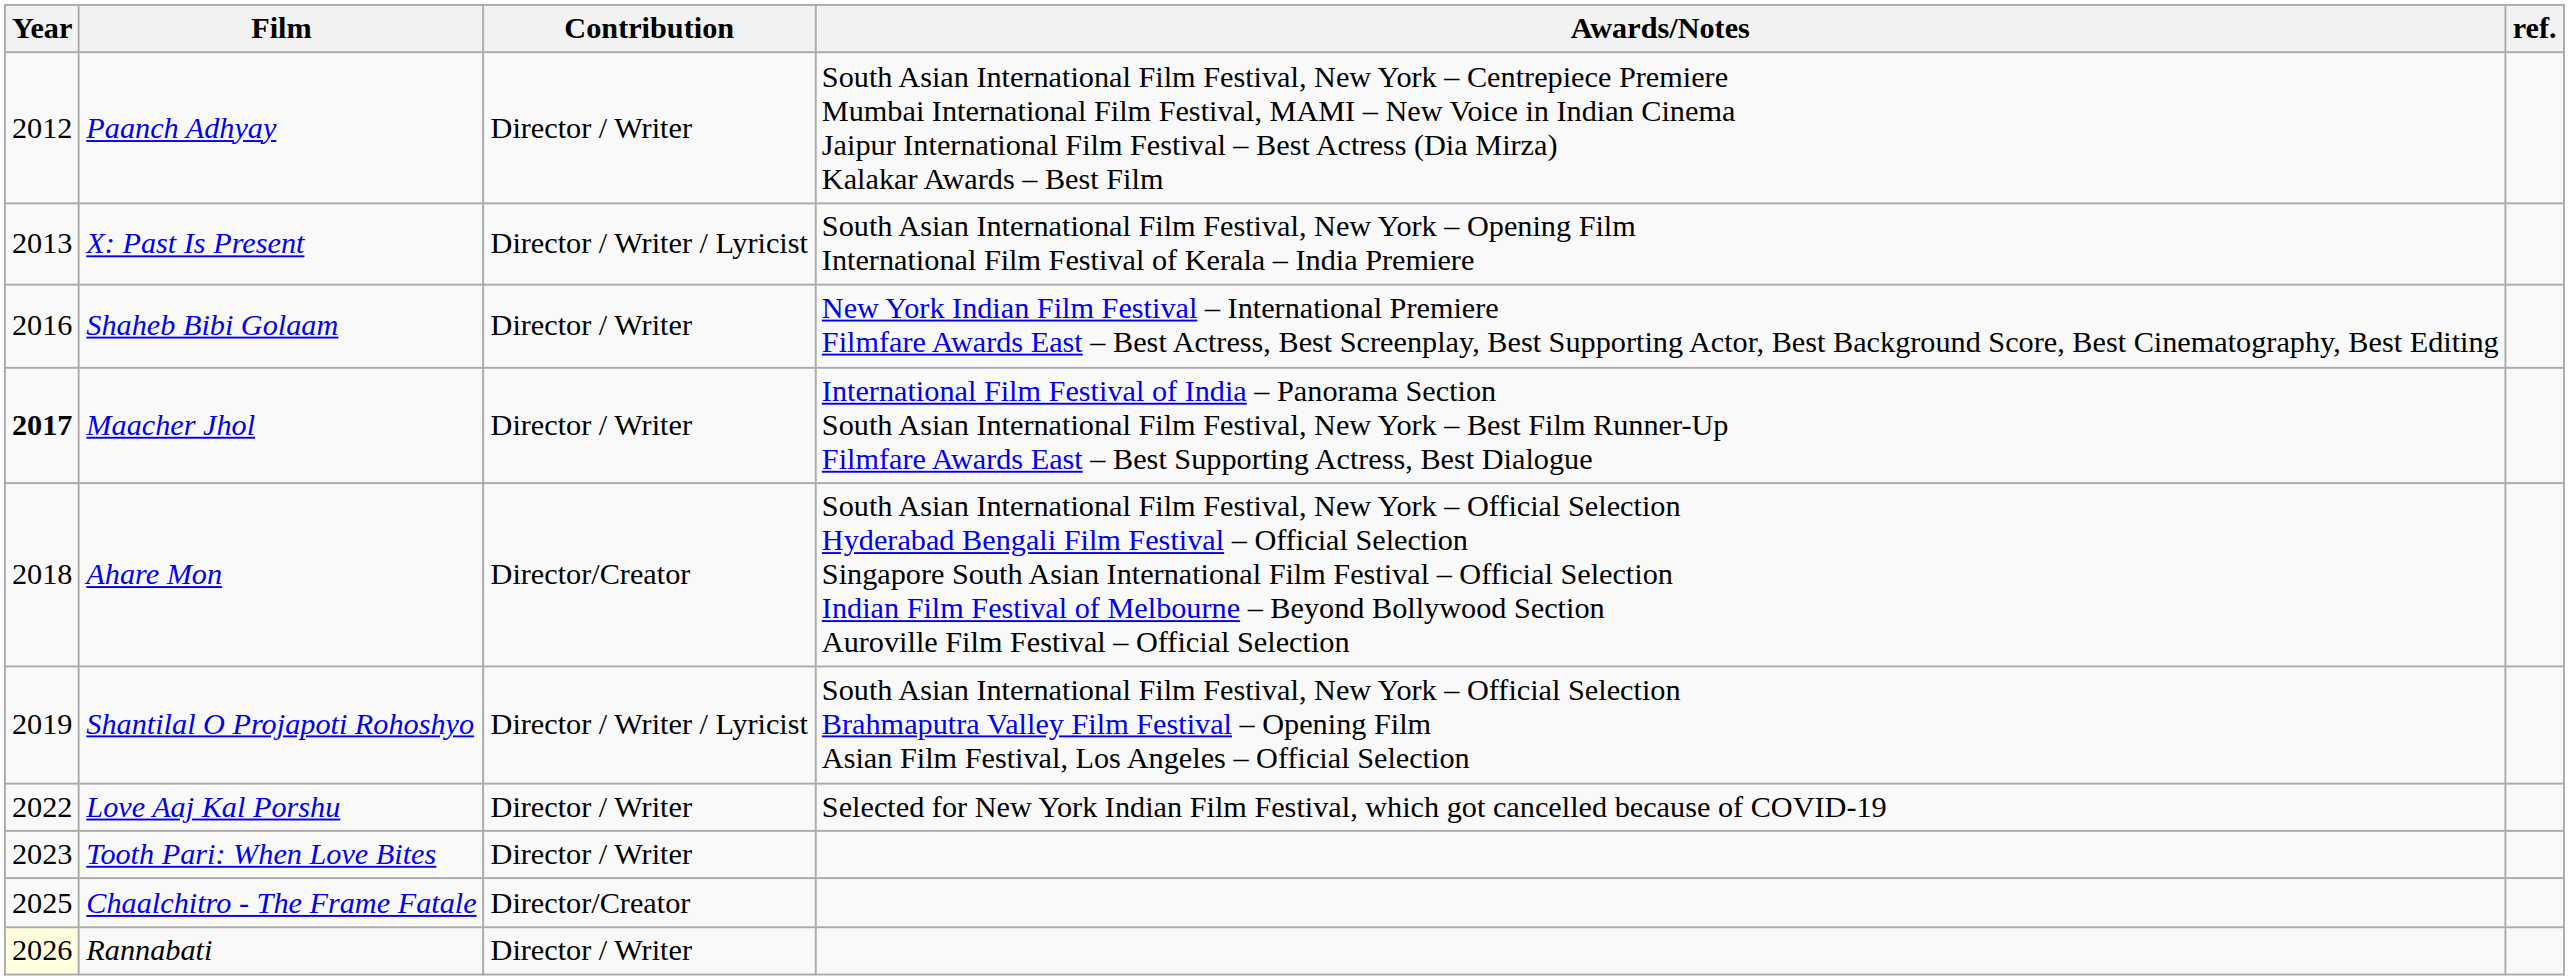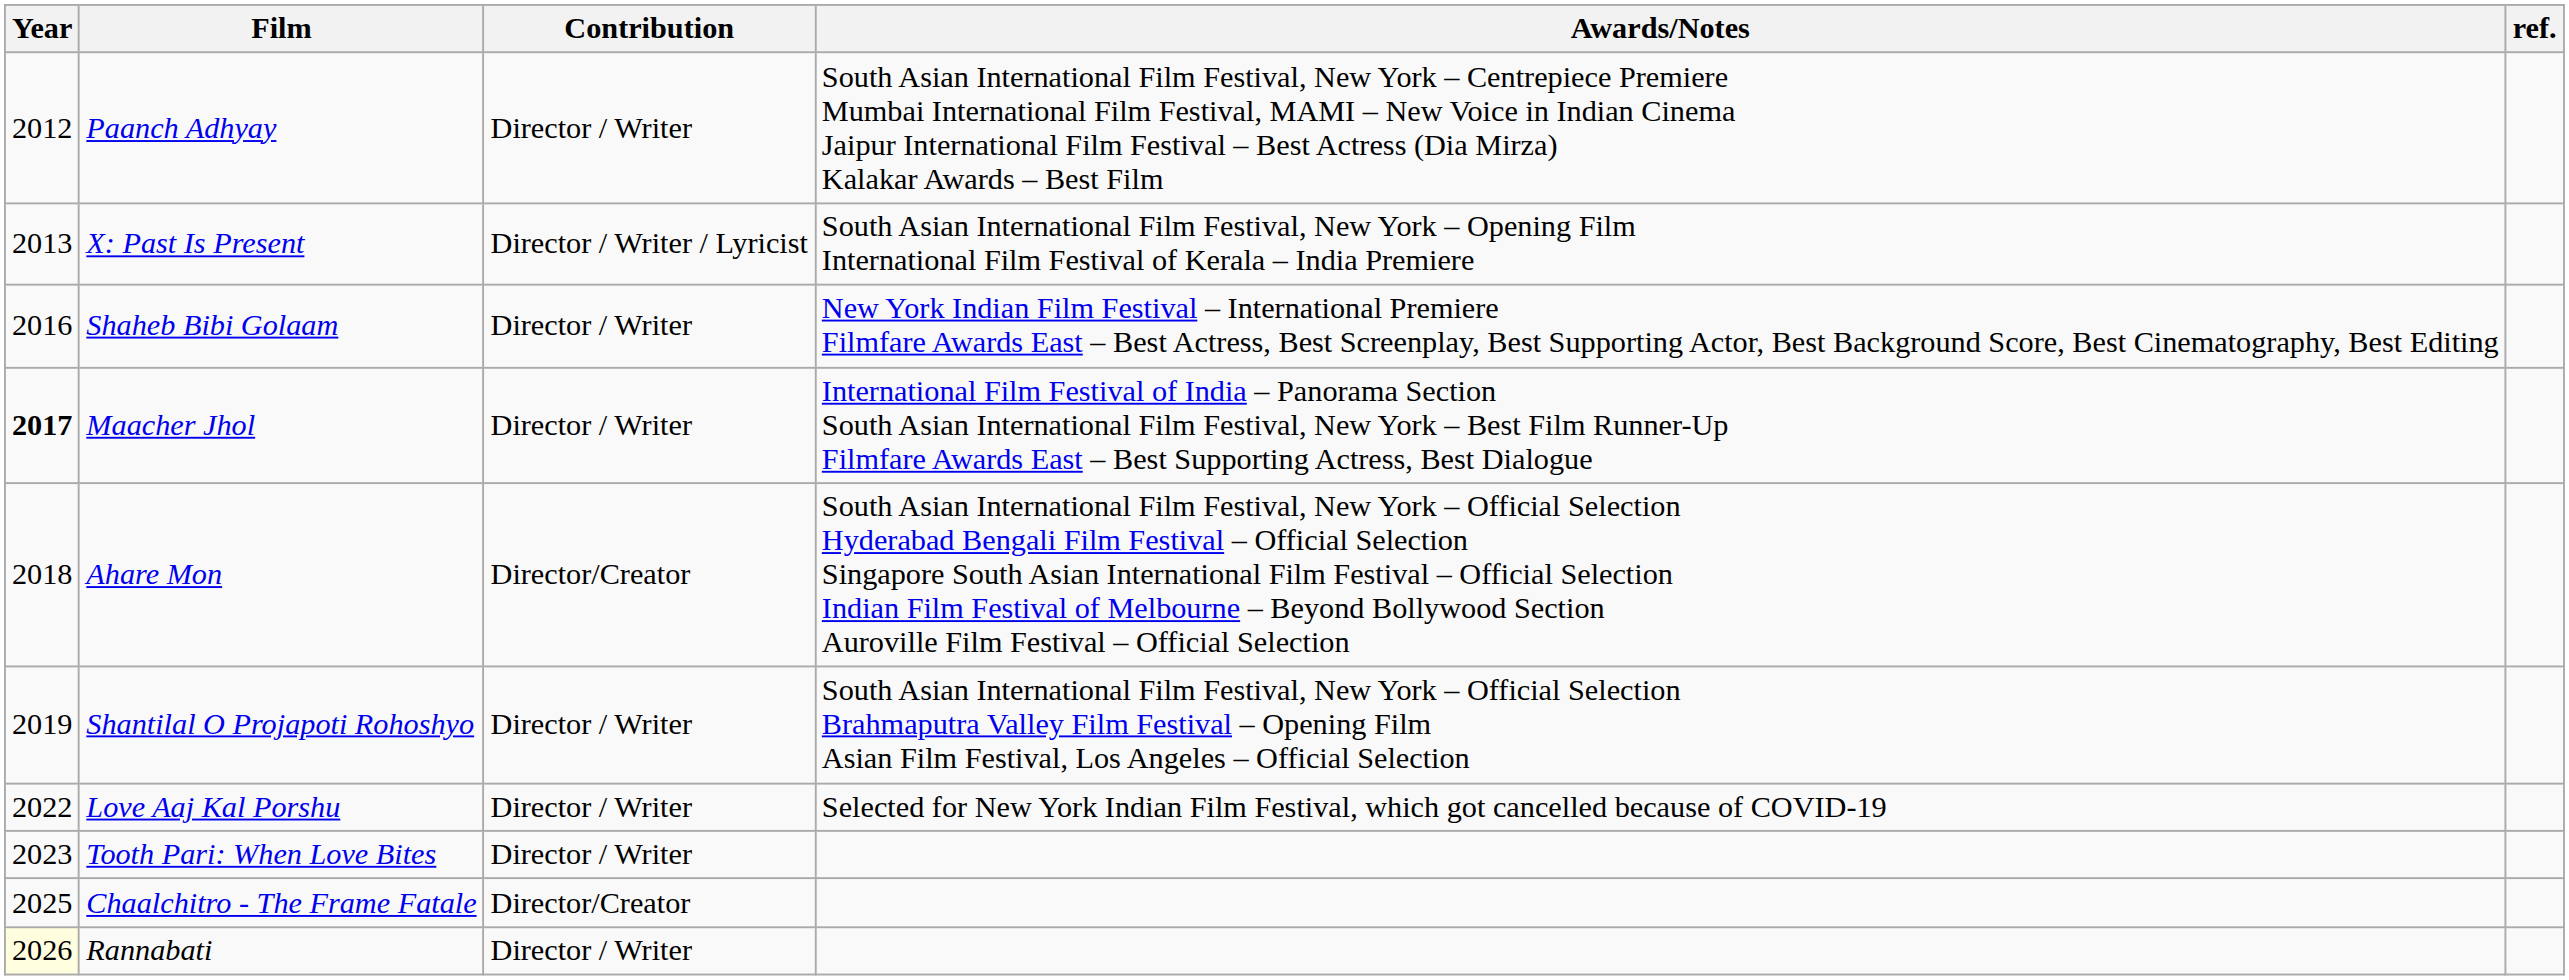(649, 724) Director / Writer / Lyricist -> (591, 724) Director / Writer
